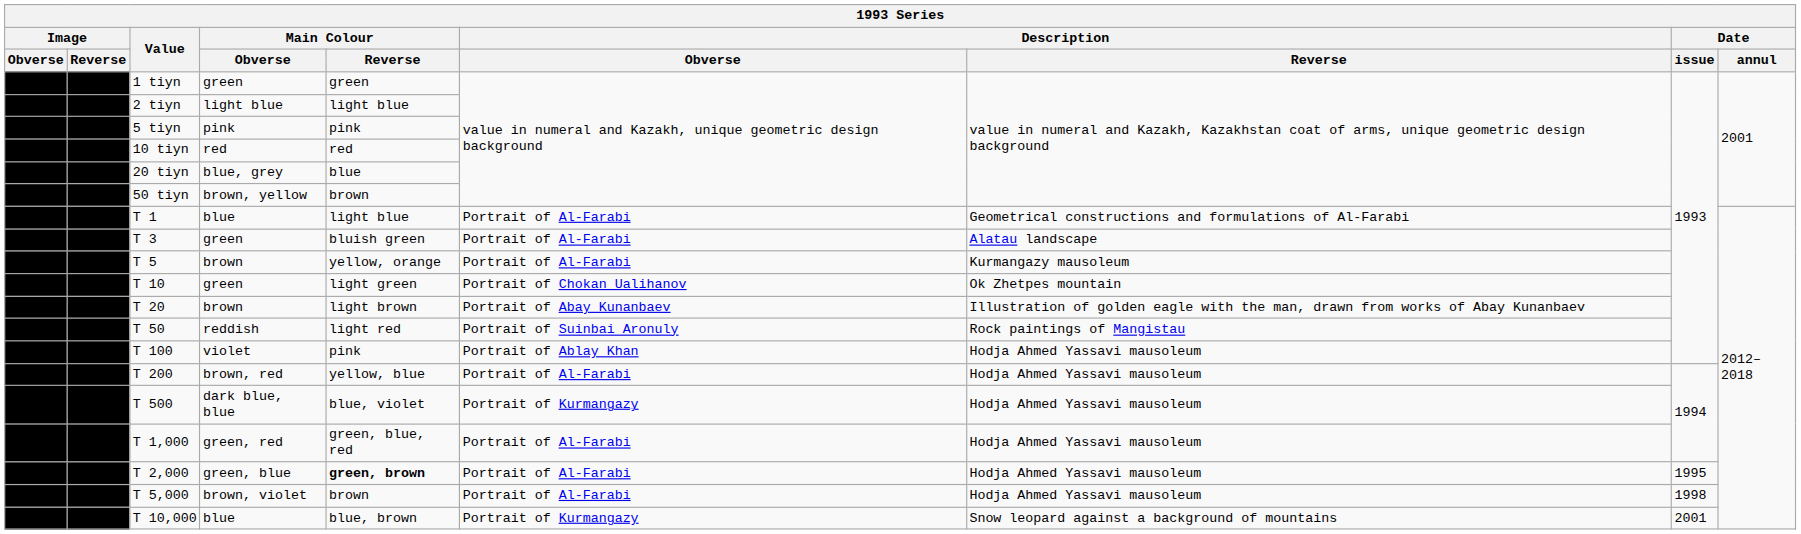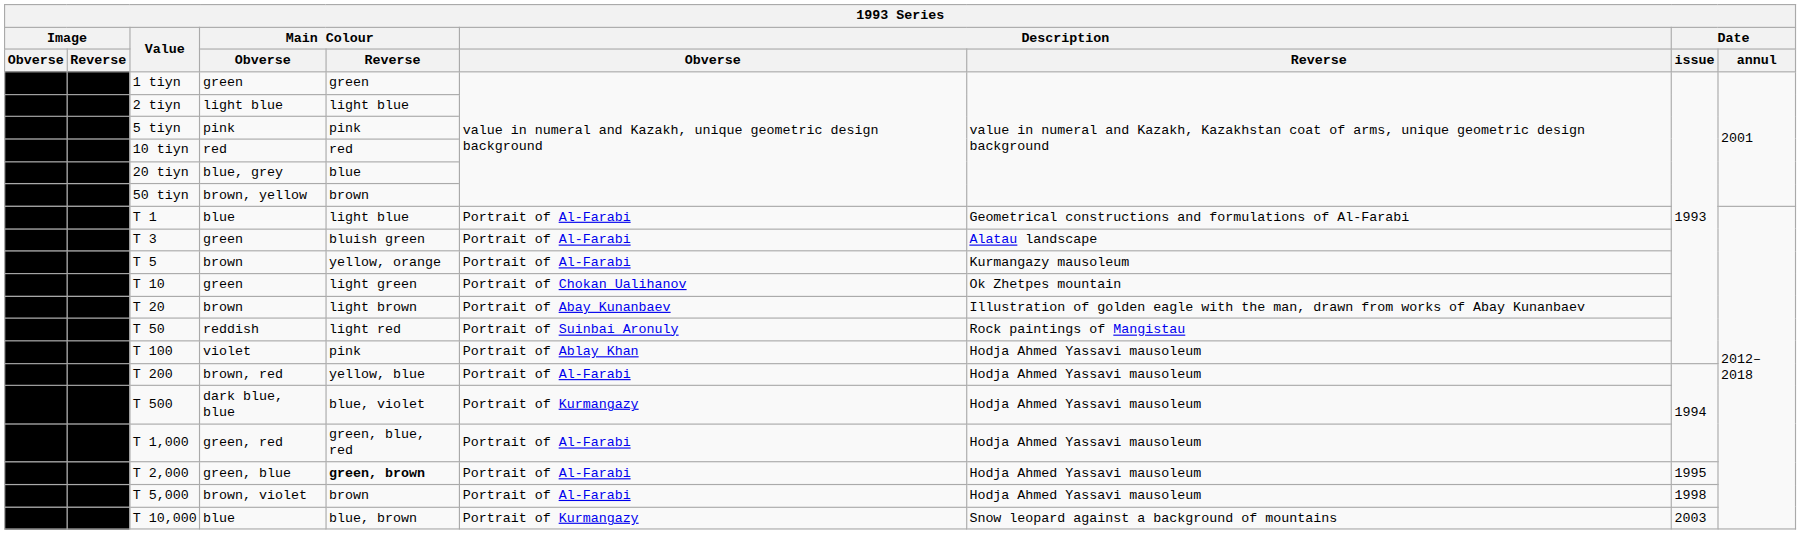(1690, 518) 2001 -> (1690, 518) 2003
